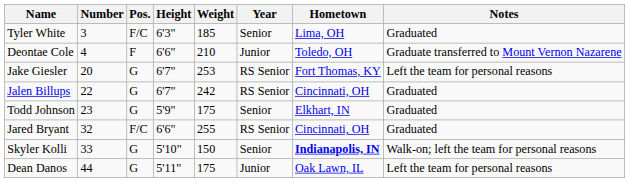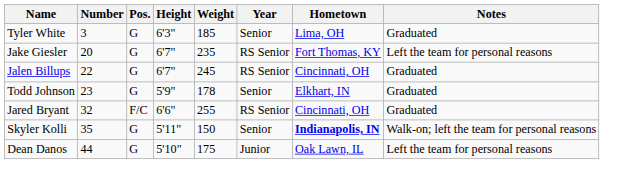(138, 33) F/C -> (134, 33) G
- row: (40, 52)
(206, 71) 253 -> (206, 52) 235
(206, 91) 242 -> (206, 71) 245
(206, 110) 175 -> (206, 91) 178
(87, 149) 33 -> (87, 129) 35
(169, 149) 5'10" -> (169, 129) 5'11"
(169, 168) 5'11" -> (169, 149) 5'10"
